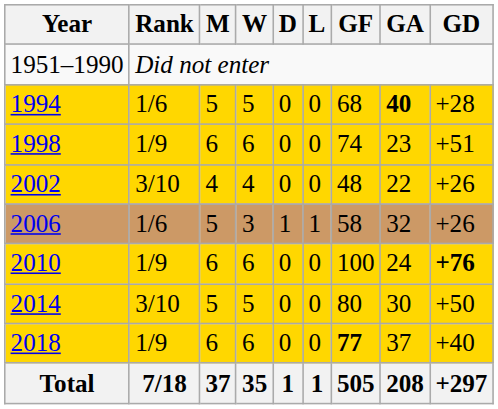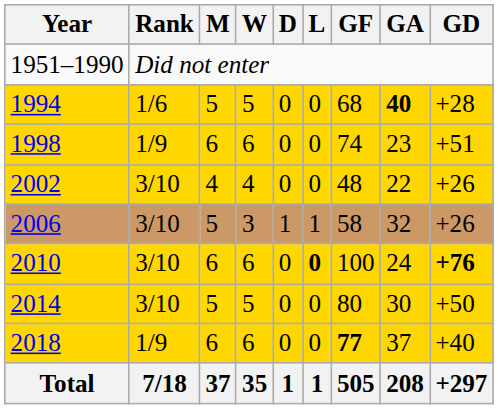(151, 223) 1/6 -> (158, 223) 3/10
(151, 263) 1/9 -> (158, 263) 3/10
(315, 263) normal -> (315, 263) bold
